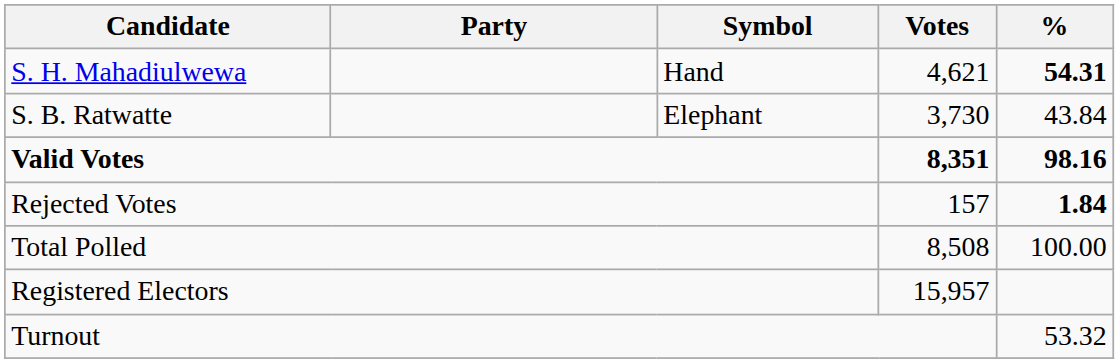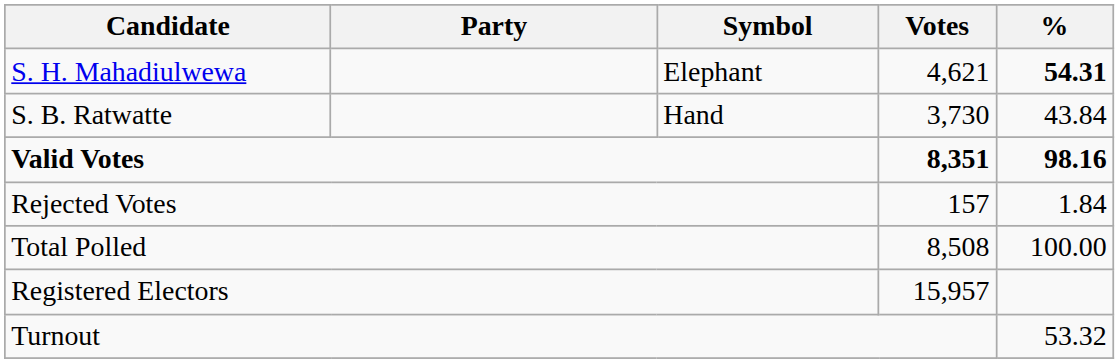(694, 70) Hand -> (713, 70) Elephant
(713, 114) Elephant -> (694, 114) Hand
(1082, 203) bold -> (1082, 203) normal
